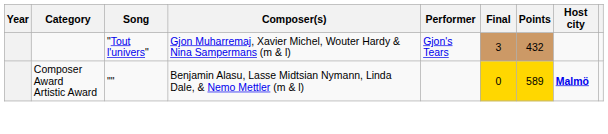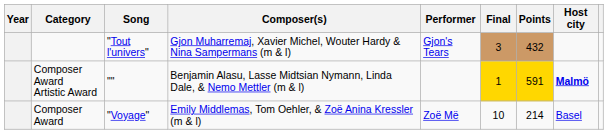(498, 81) 0 -> (498, 81) 1
(535, 81) 589 -> (535, 81) 591
+ row: (58, 115)
